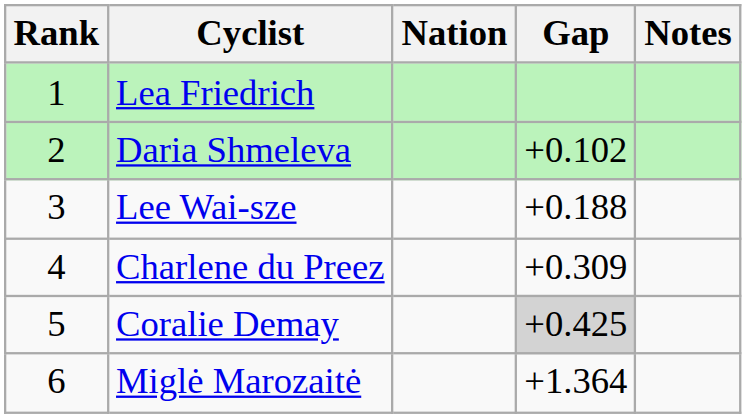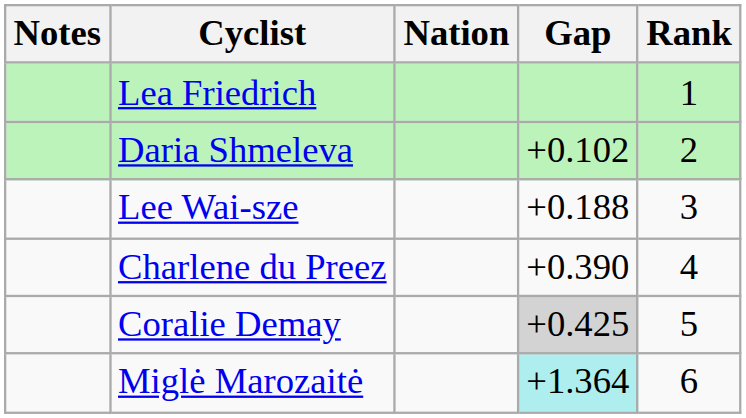columns swapped: (56, 33) <-> (688, 33)
(576, 265) +0.309 -> (578, 265) +0.390
(576, 382) no background -> (578, 382) paleturquoise background
